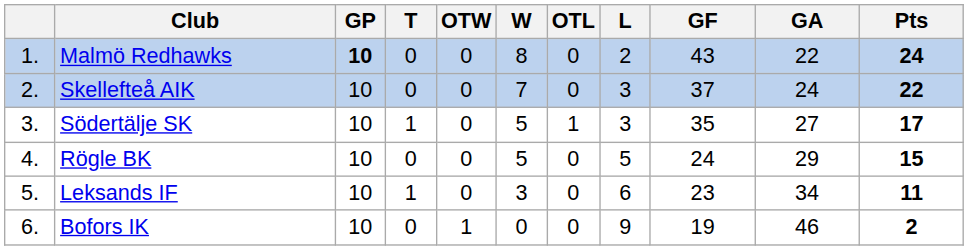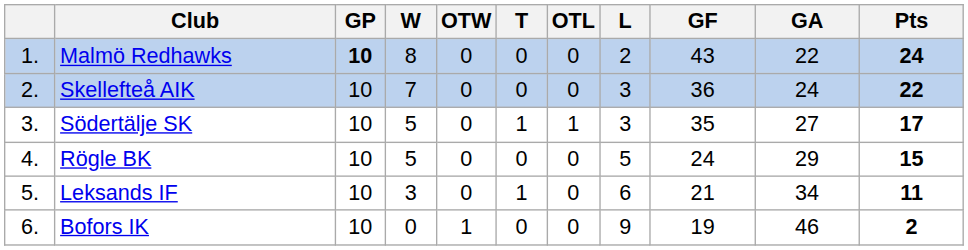columns swapped: (522, 21) <-> (411, 21)
(703, 90) 37 -> (703, 90) 36
(703, 192) 23 -> (703, 192) 21
